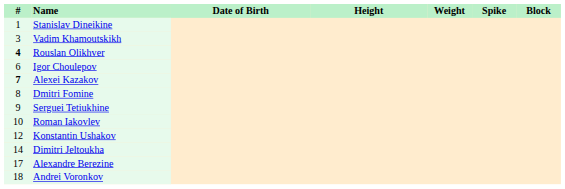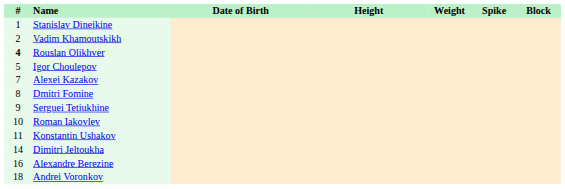(18, 38) 3 -> (18, 38) 2
(18, 66) 6 -> (18, 66) 5
(18, 80) bold -> (18, 80) normal
(18, 135) 12 -> (18, 135) 11
(18, 163) 17 -> (18, 163) 16
